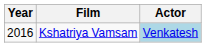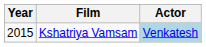(20, 32) 2016 -> (20, 32) 2015
